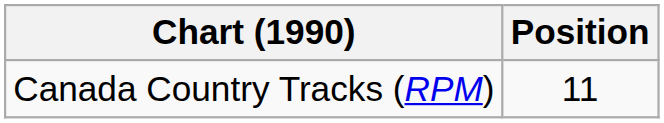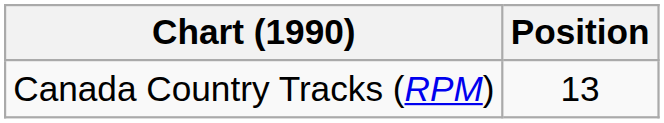(580, 88) 11 -> (580, 88) 13
